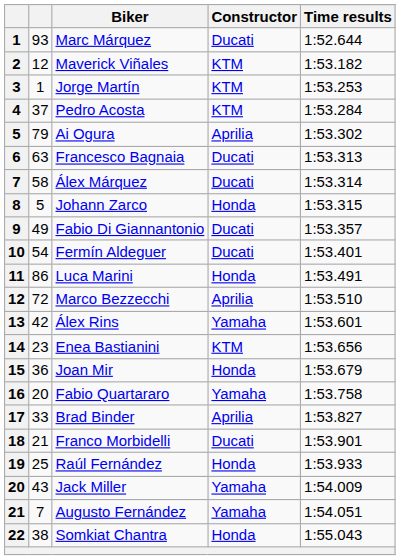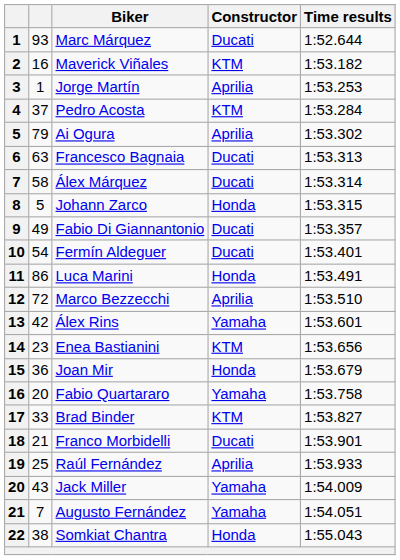(40, 63) 12 -> (40, 63) 16
(227, 87) KTM -> (232, 87) Aprilia
(232, 417) Aprilia -> (227, 417) KTM
(233, 464) Honda -> (232, 464) Aprilia
